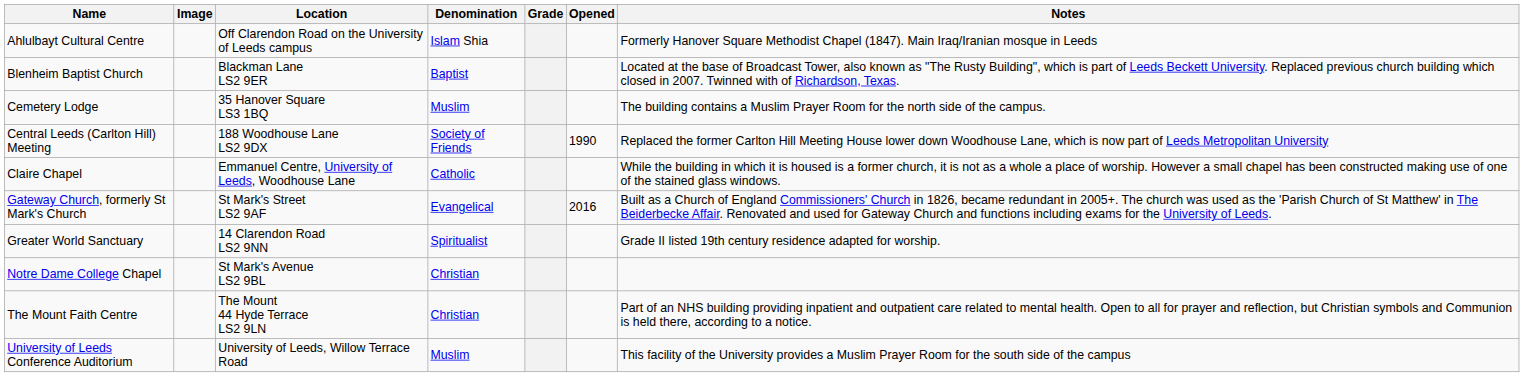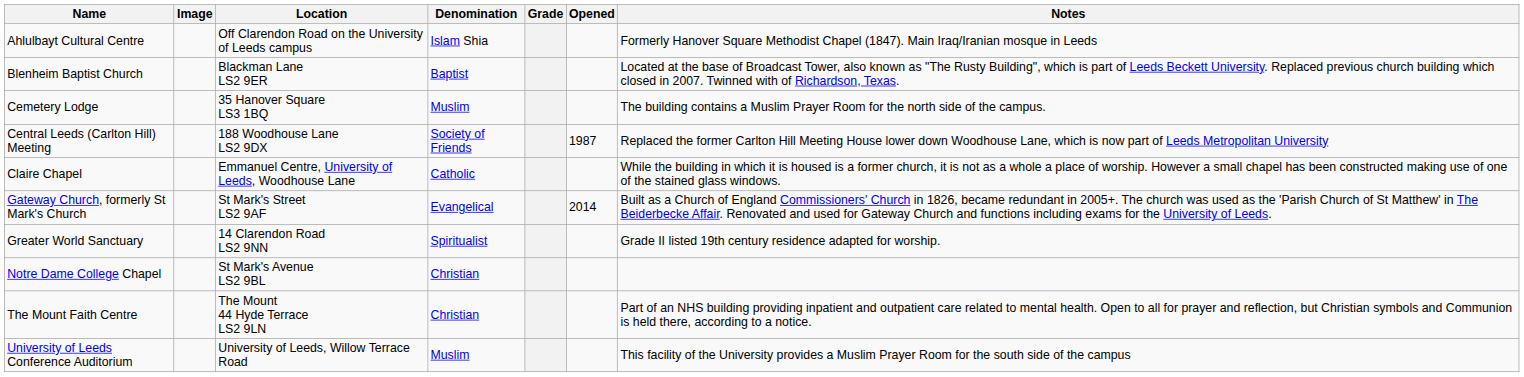(583, 140) 1990 -> (583, 140) 1987
(583, 207) 2016 -> (583, 207) 2014
